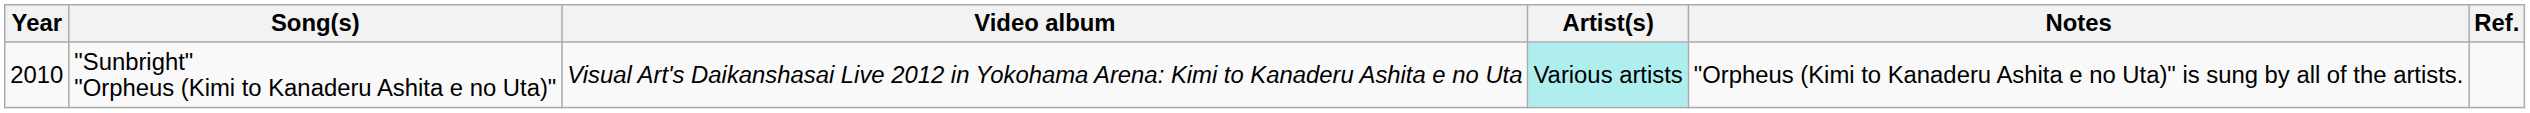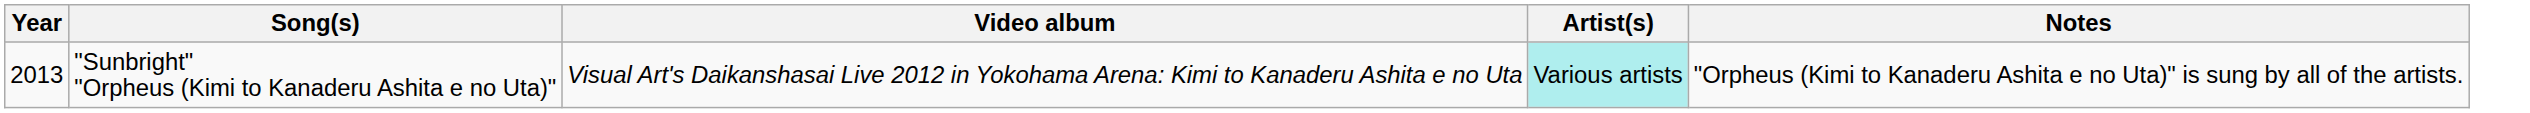- column: (2497, 23)
(37, 74) 2010 -> (37, 74) 2013
